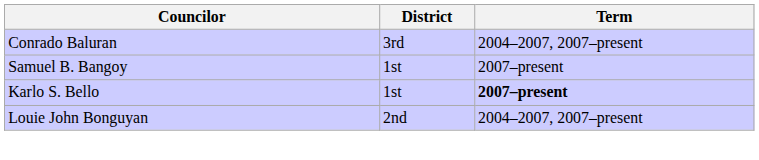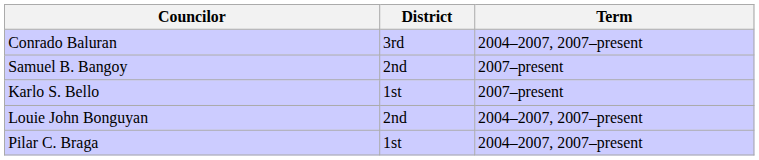(392, 67) 1st -> (395, 67) 2nd
(523, 92) bold -> (521, 92) normal
+ row: (53, 142)
